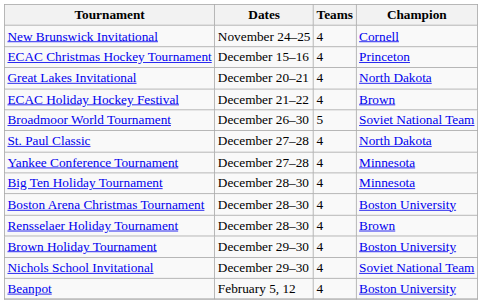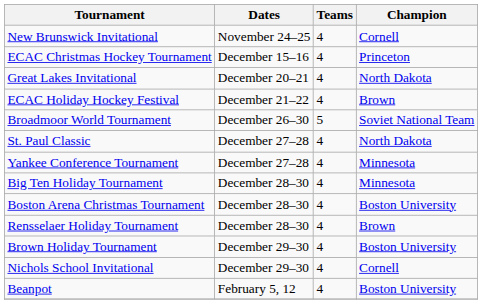(417, 267) Soviet National Team -> (379, 267) Cornell
